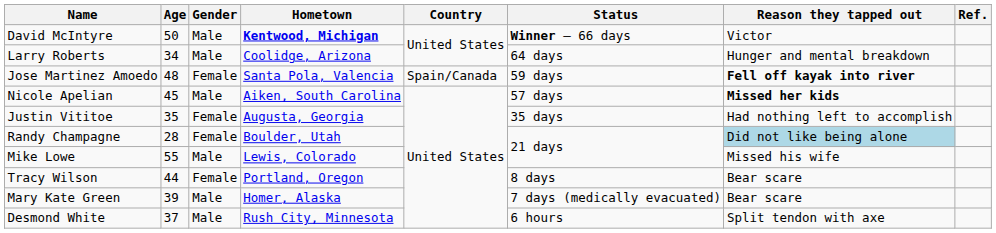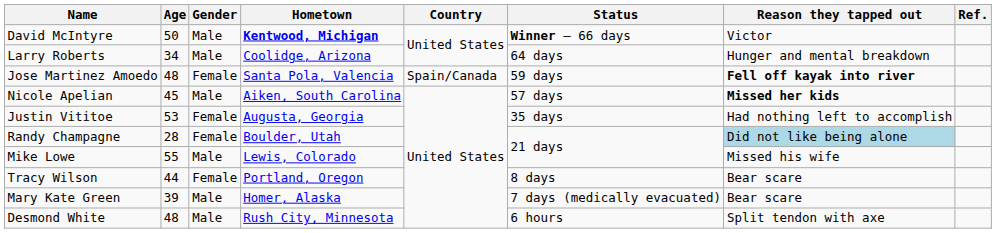(171, 116) 35 -> (171, 116) 53
(171, 218) 37 -> (171, 218) 48
